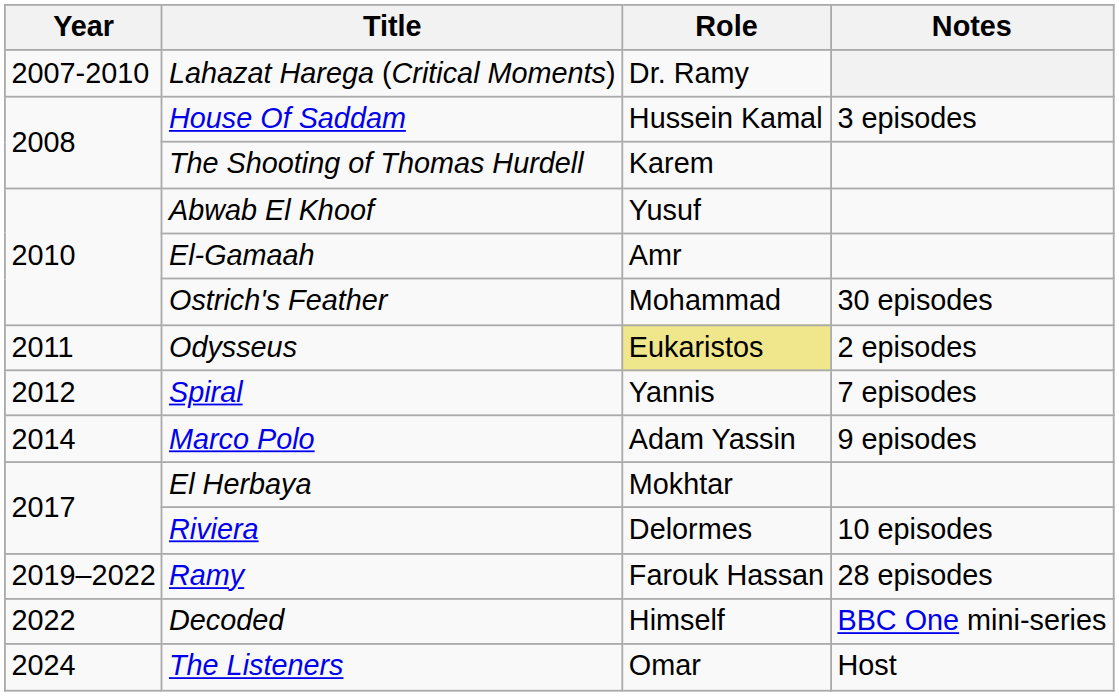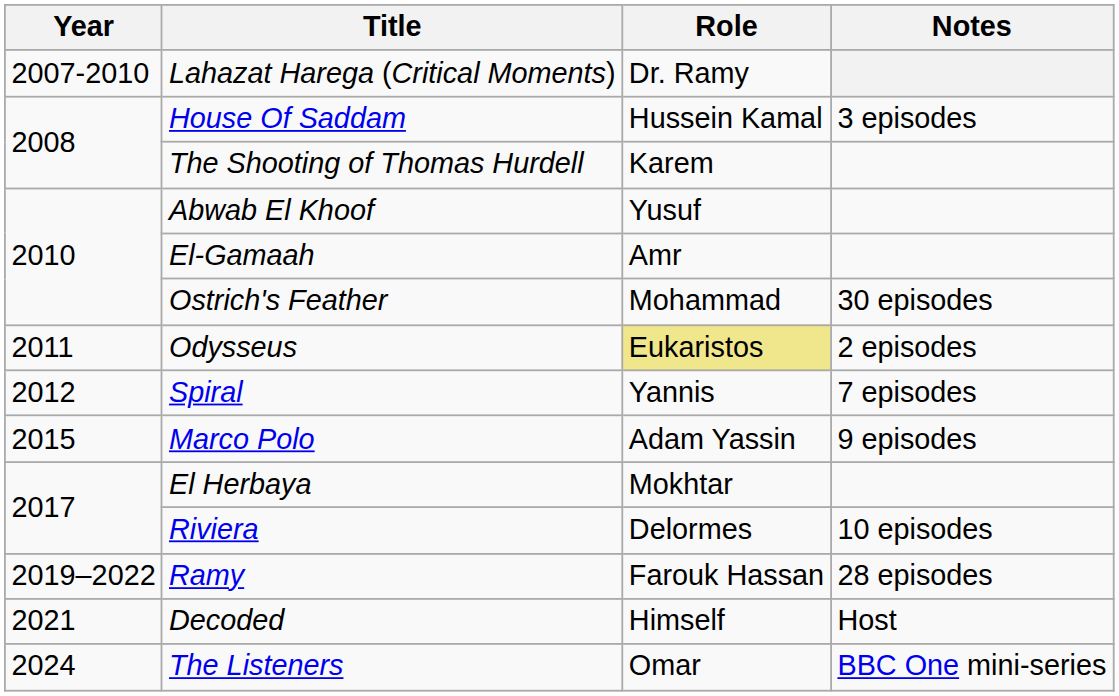(44, 438) 2014 -> (44, 438) 2015
(44, 621) 2022 -> (44, 621) 2021
(972, 621) BBC One mini-series -> (867, 621) Host
(867, 666) Host -> (972, 666) BBC One mini-series
